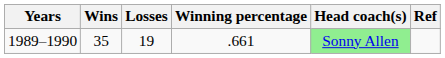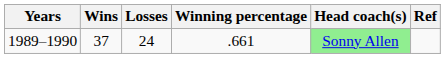(101, 41) 35 -> (101, 41) 37
(146, 41) 19 -> (146, 41) 24
